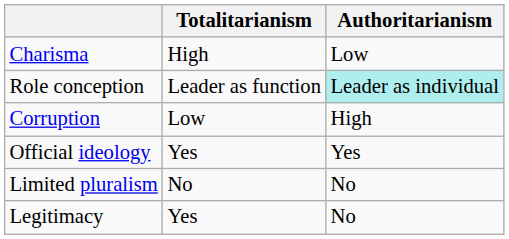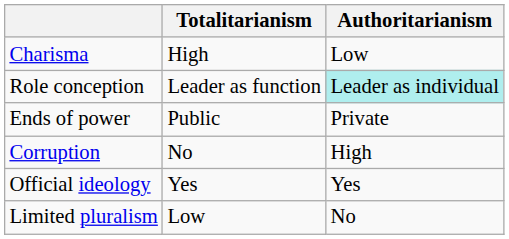+ row: (70, 119)
(186, 119) Low -> (180, 151) No
(180, 184) No -> (186, 217) Low
- row: (56, 217)
